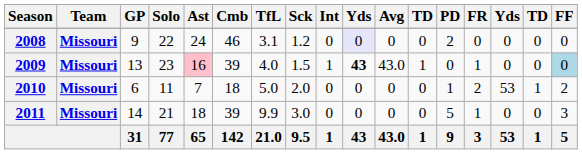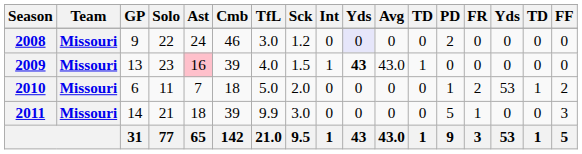(269, 40) 3.1 -> (269, 40) 3.0
(477, 64) 1 -> (477, 64) 0
(564, 64) lightblue background -> (564, 64) no background
